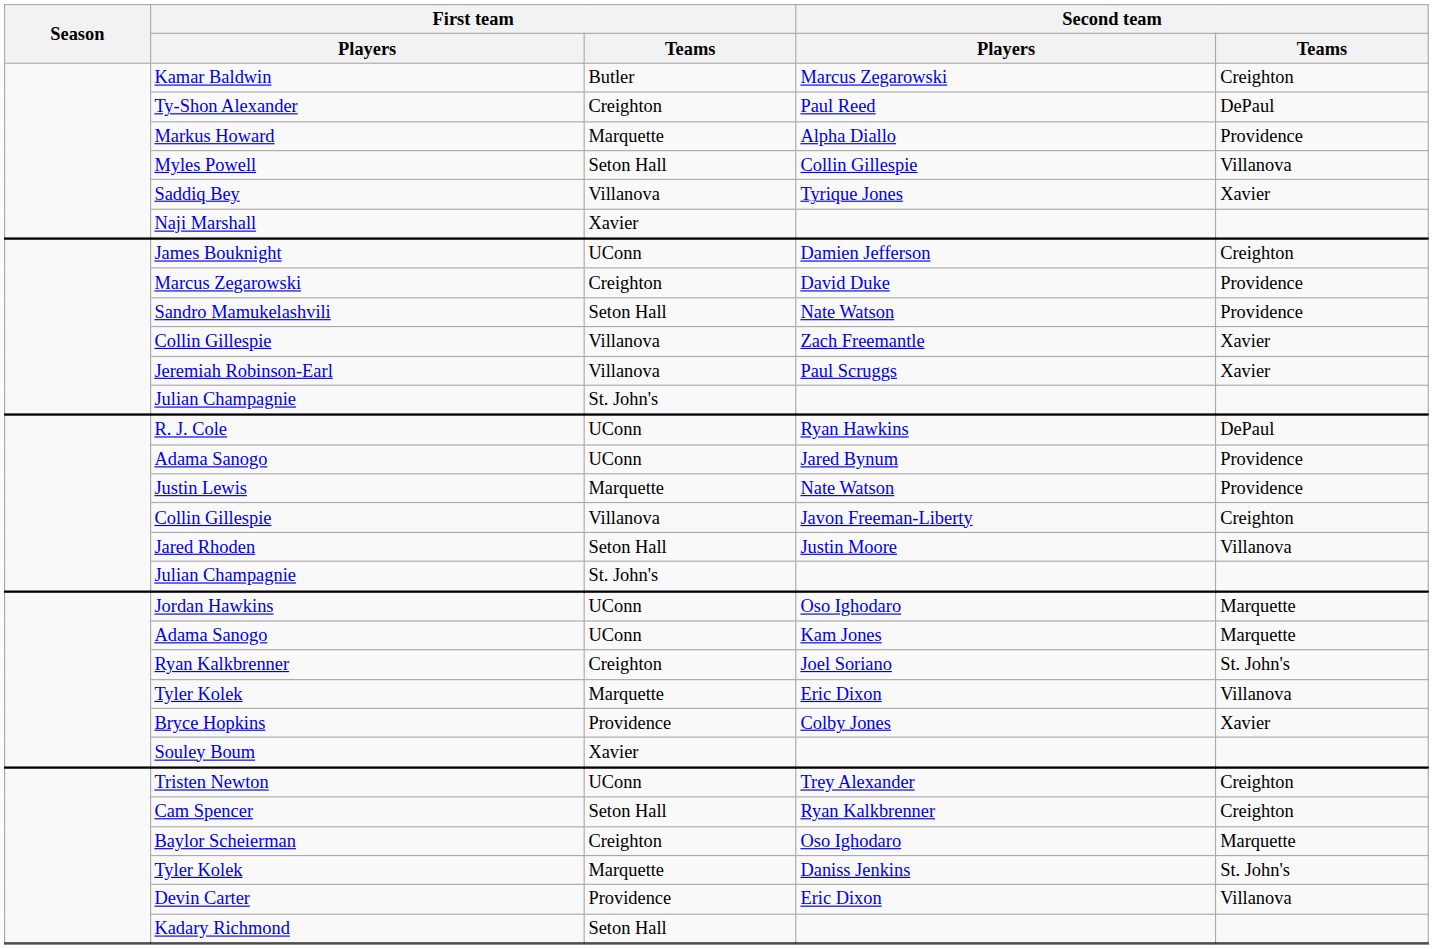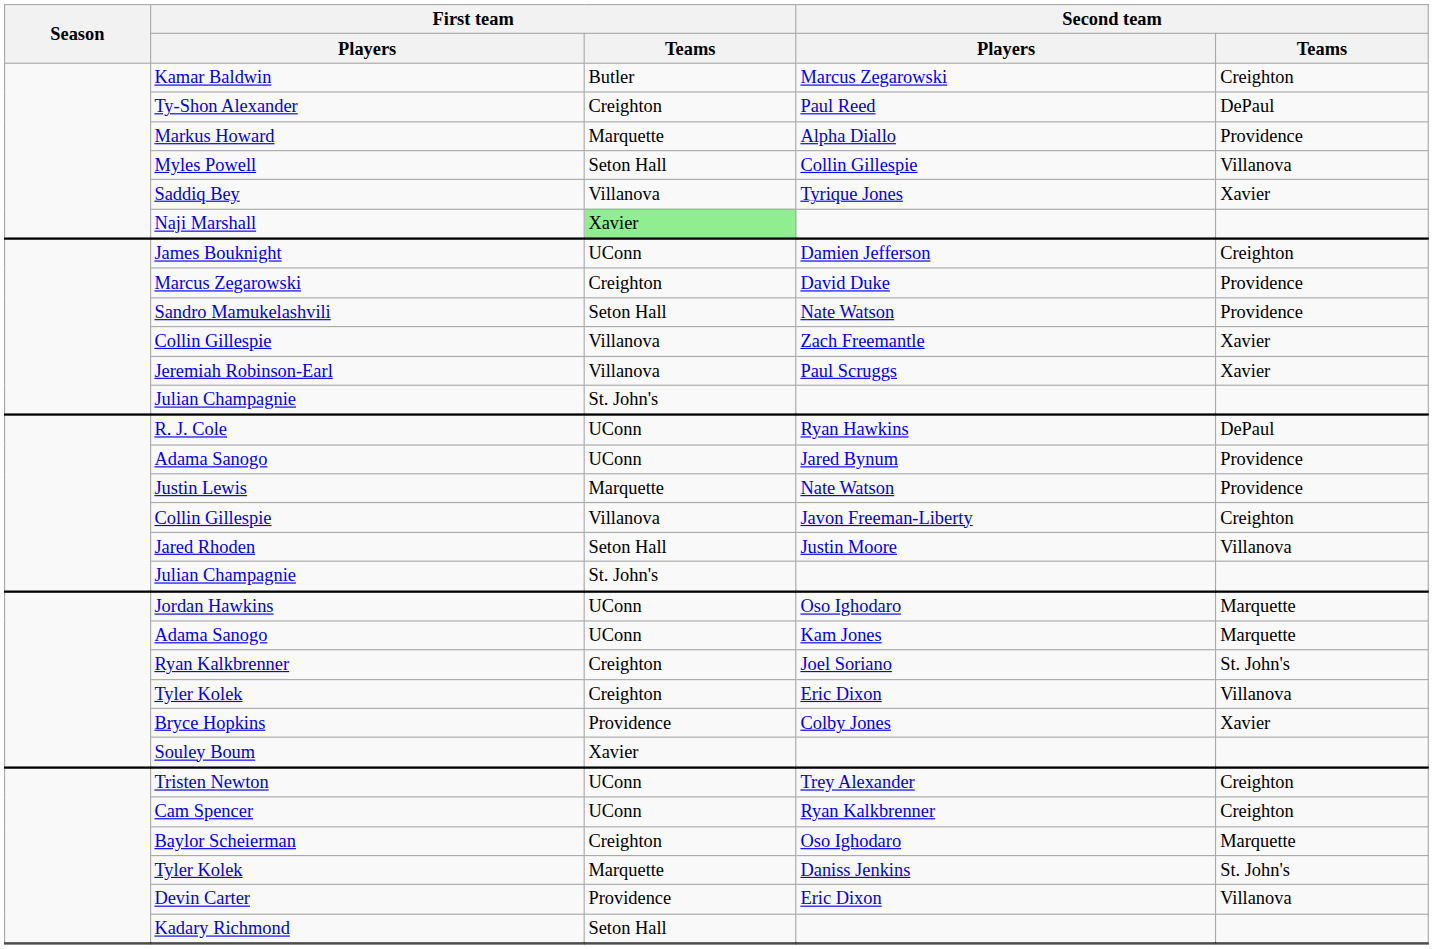(613, 223) no background -> (613, 223) lightgreen background
(626, 693) Marquette -> (625, 693) Creighton
(628, 811) Seton Hall -> (615, 811) UConn
